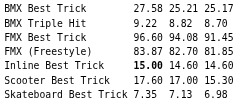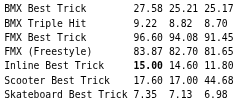(219, 52) 81.85 -> (219, 52) 81.65
(219, 66) 14.60 -> (219, 66) 11.80
(219, 80) 15.30 -> (219, 80) 44.68
